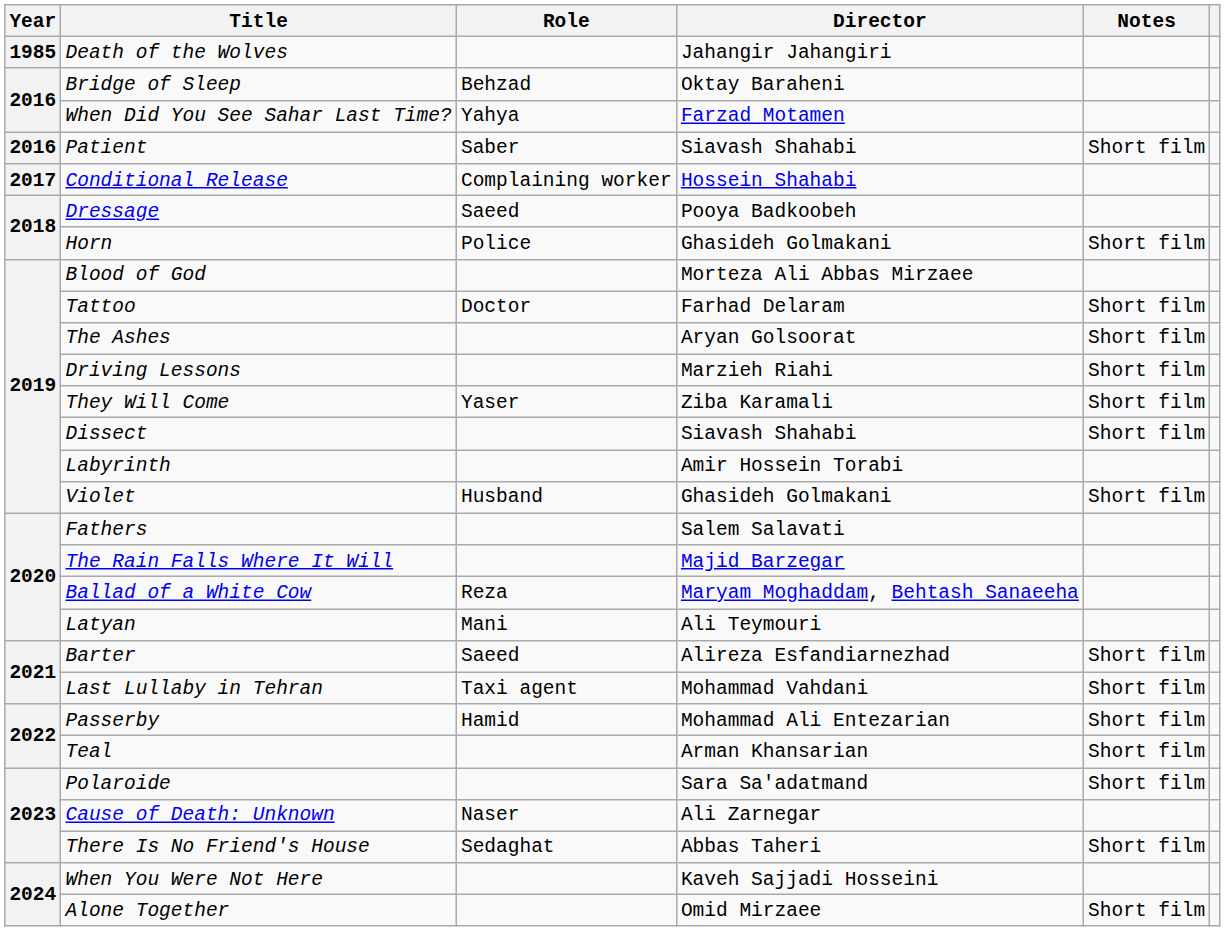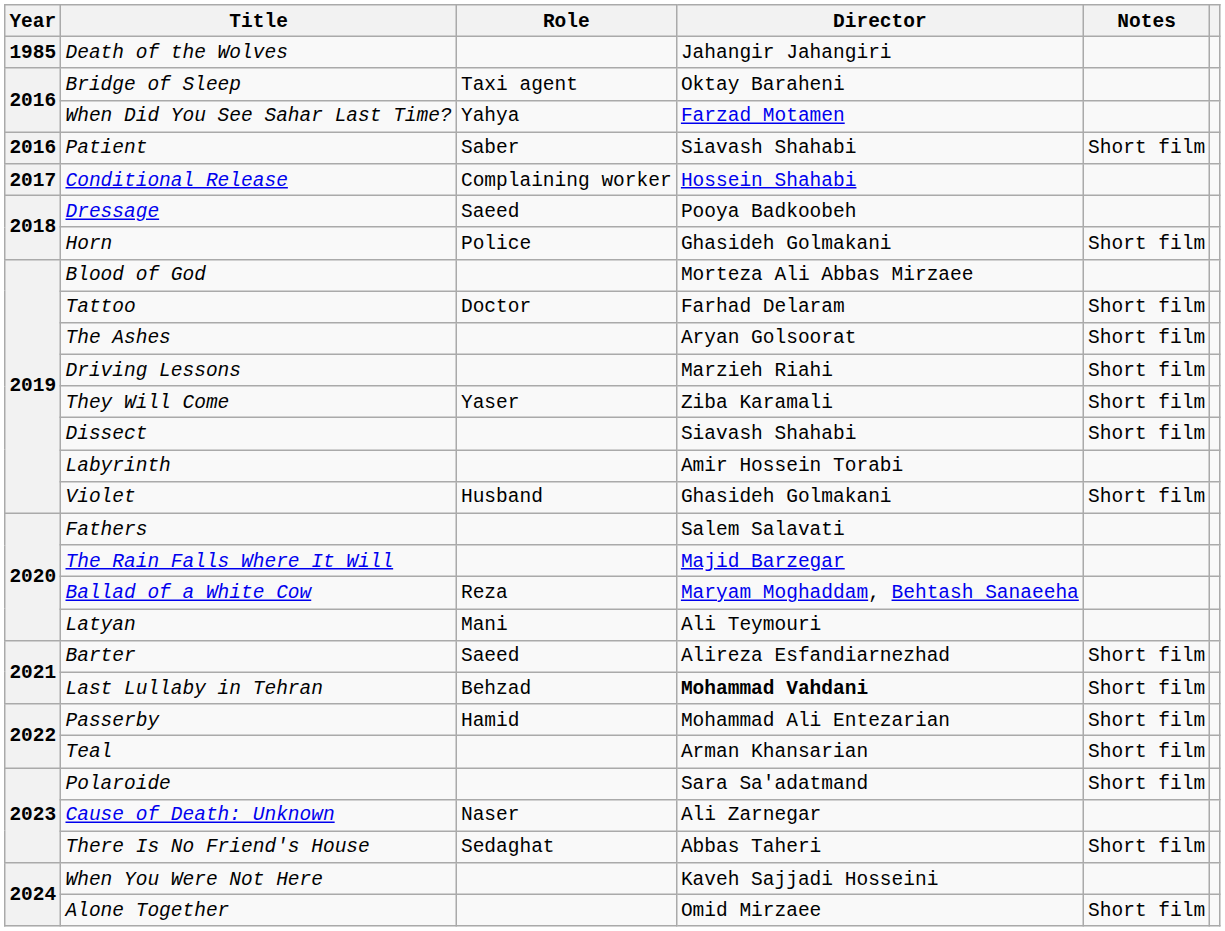(496, 84) Behzad -> (519, 84) Taxi agent
(519, 688) Taxi agent -> (496, 688) Behzad
(775, 688) normal -> (775, 688) bold
